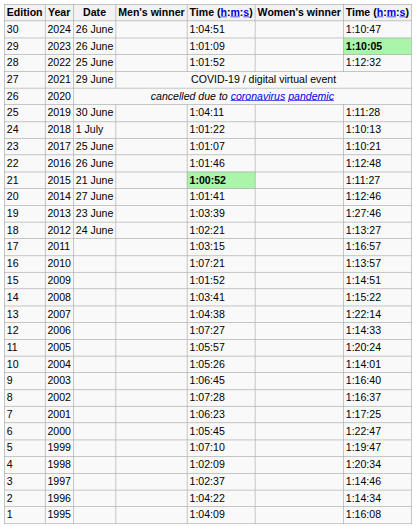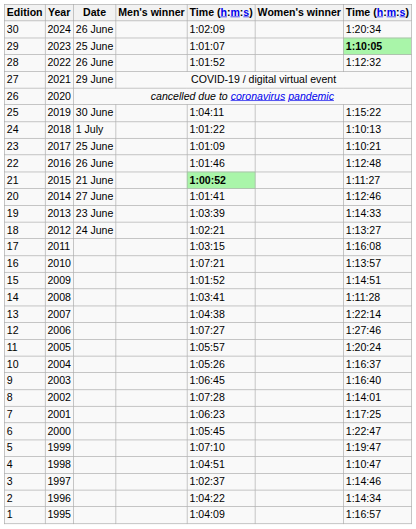(207, 29) 1:04:51 -> (207, 29) 1:02:09
(363, 29) 1:10:47 -> (363, 29) 1:20:34
(95, 46) 26 June -> (95, 46) 25 June
(207, 46) 1:01:09 -> (207, 46) 1:01:07
(95, 63) 25 June -> (95, 63) 26 June
(363, 113) 1:11:28 -> (363, 113) 1:15:22
(207, 146) 1:01:07 -> (207, 146) 1:01:09
(363, 213) 1:27:46 -> (363, 213) 1:14:33
(363, 247) 1:16:57 -> (363, 247) 1:16:08
(363, 297) 1:15:22 -> (363, 297) 1:11:28
(363, 331) 1:14:33 -> (363, 331) 1:27:46
(363, 364) 1:14:01 -> (363, 364) 1:16:37
(363, 398) 1:16:37 -> (363, 398) 1:14:01
(207, 465) 1:02:09 -> (207, 465) 1:04:51
(363, 465) 1:20:34 -> (363, 465) 1:10:47
(363, 515) 1:16:08 -> (363, 515) 1:16:57
